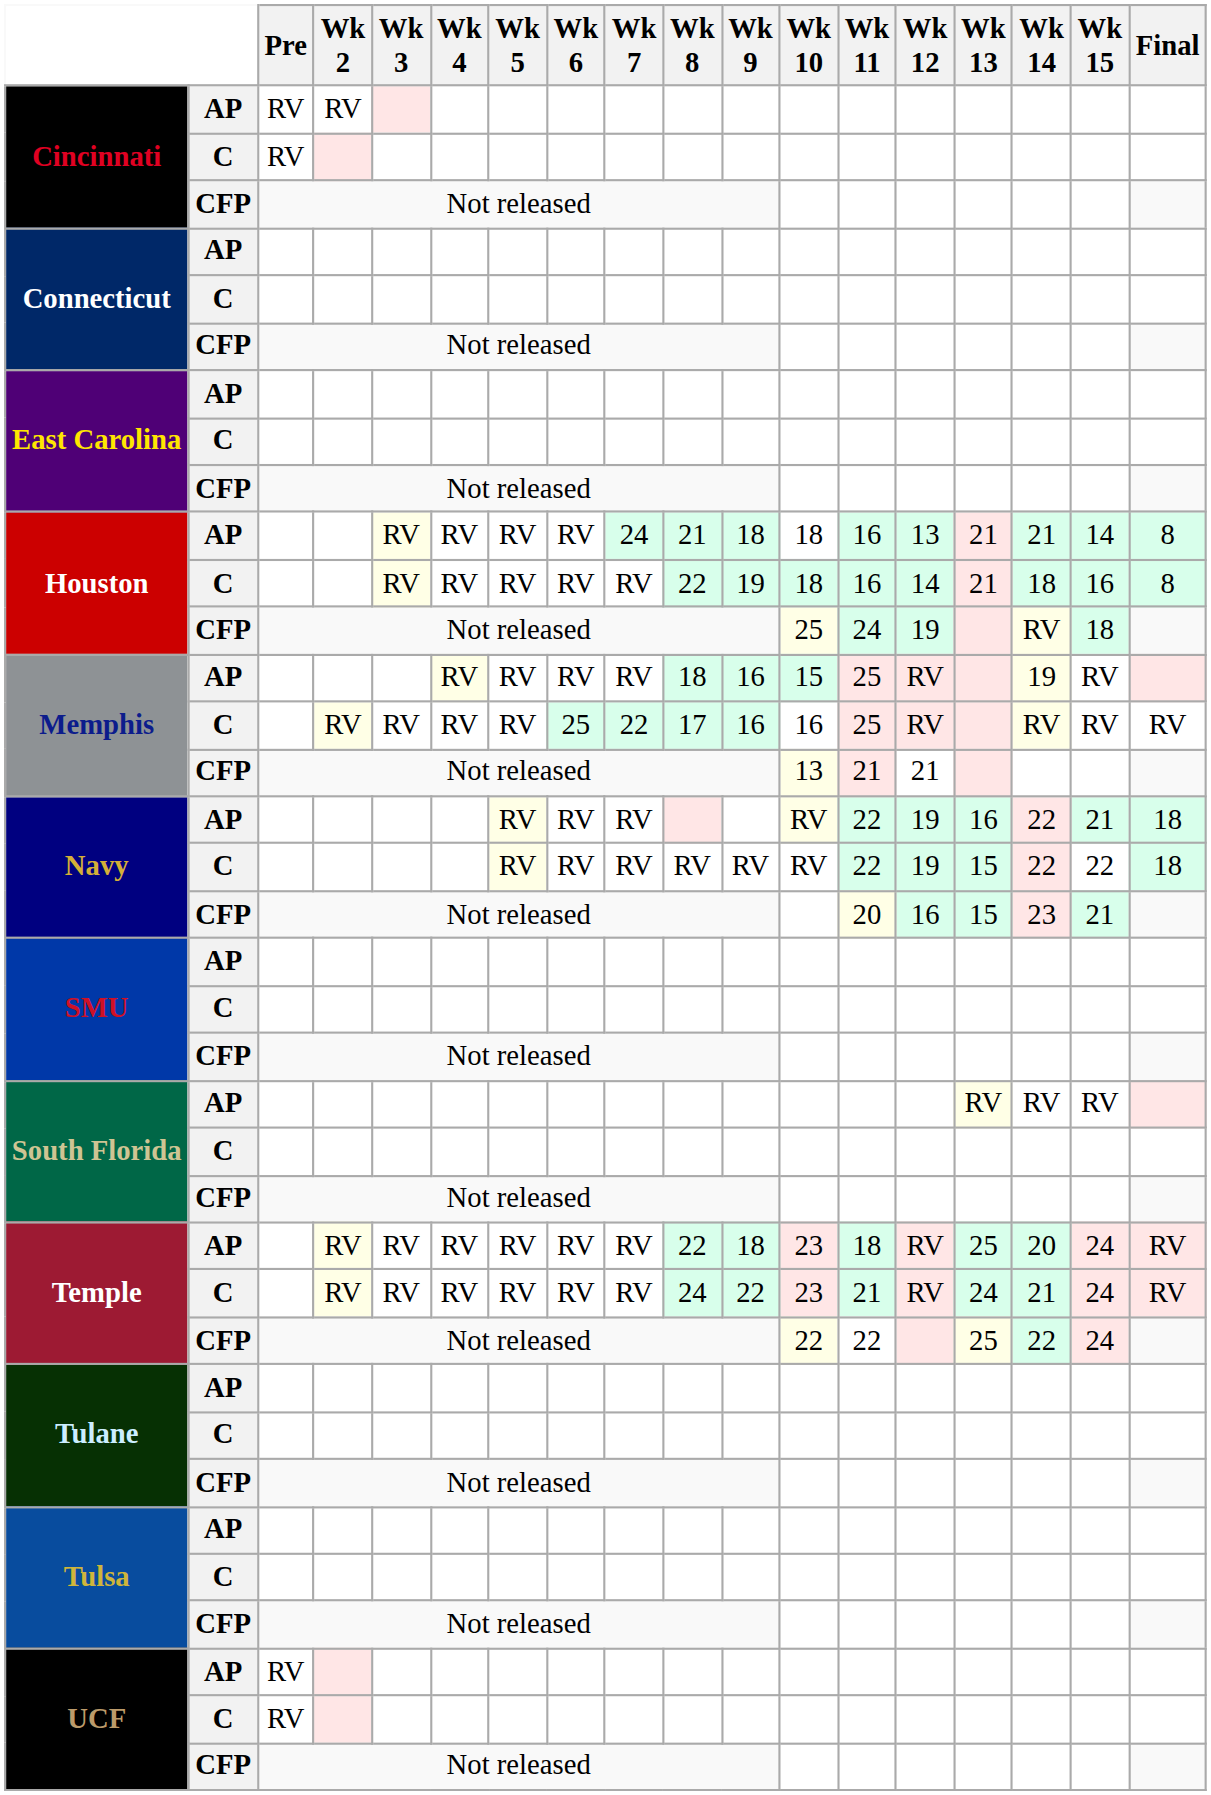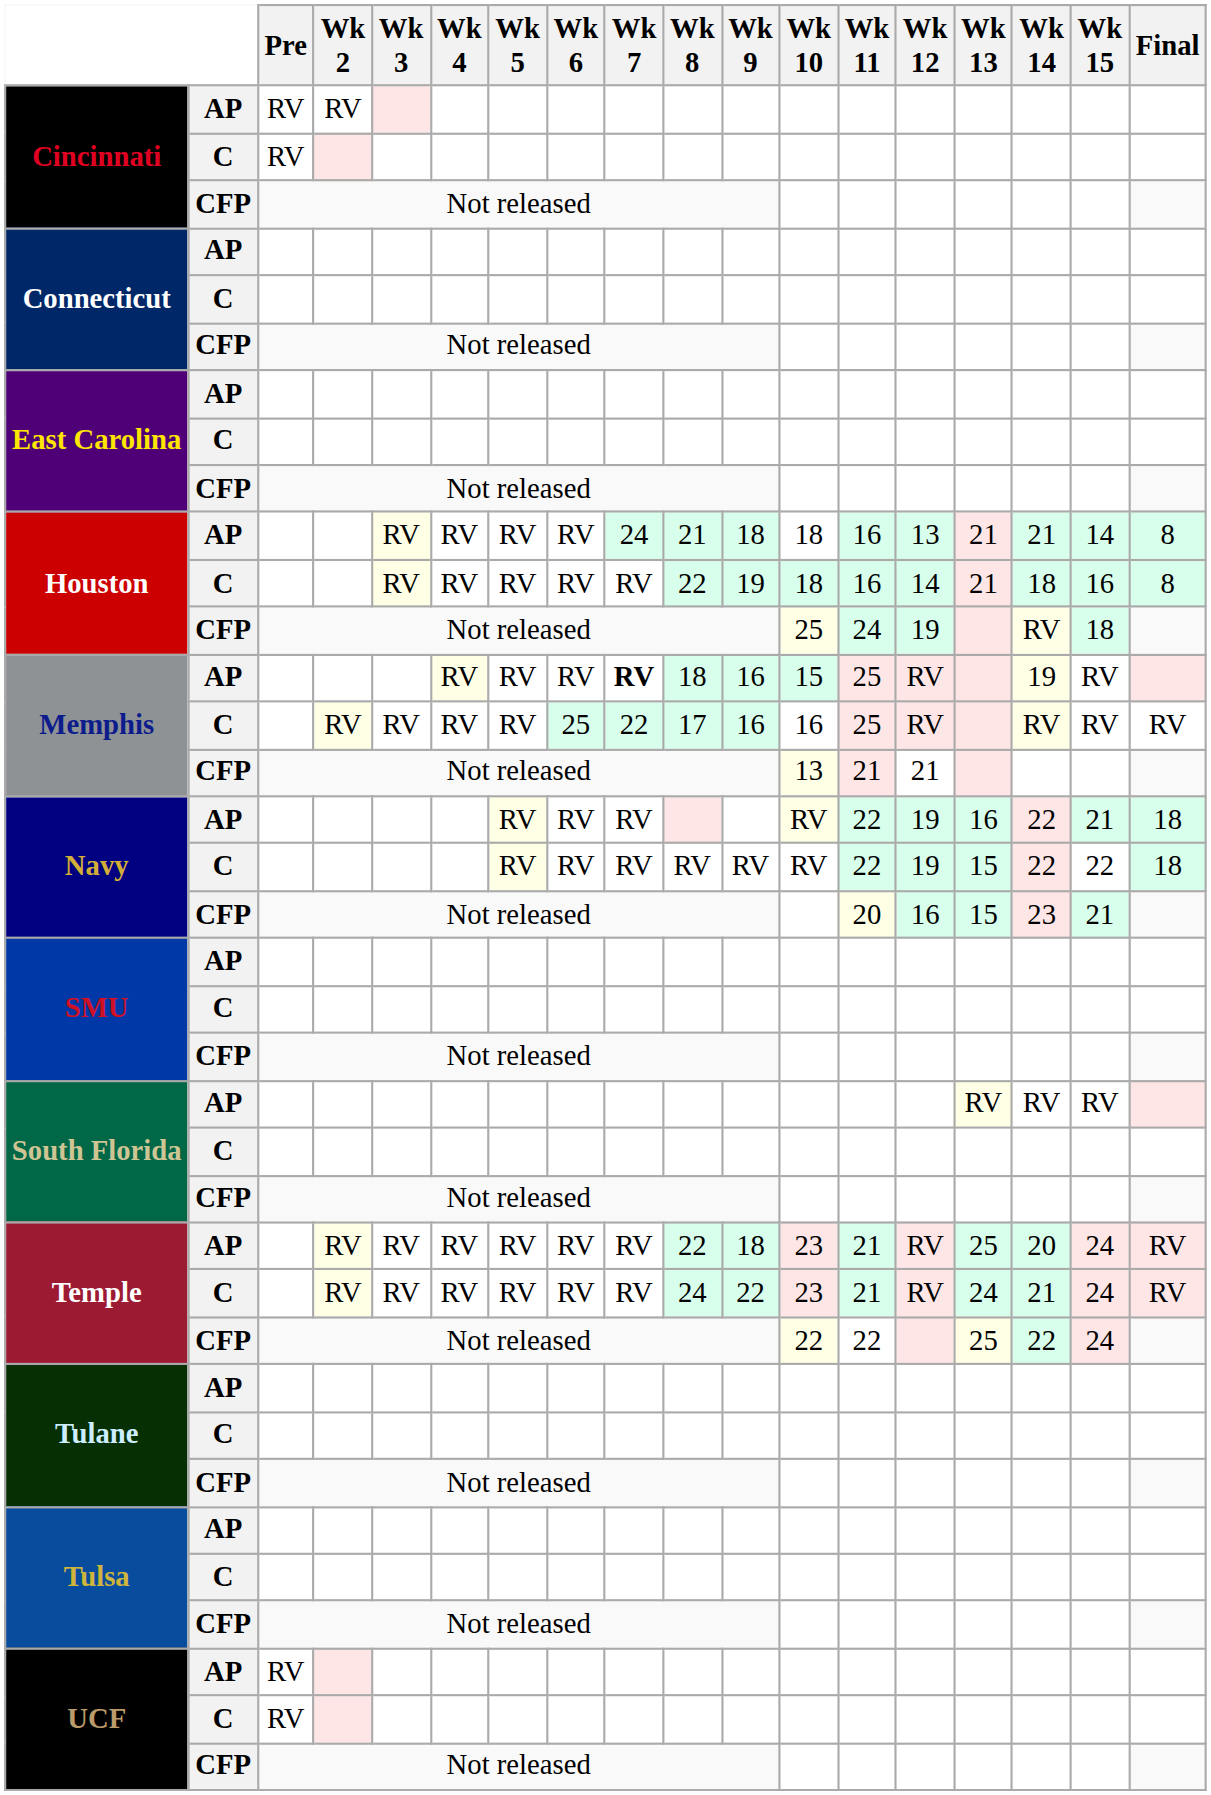(634, 676) normal -> (634, 676) bold
(867, 1245) 18 -> (867, 1245) 21
